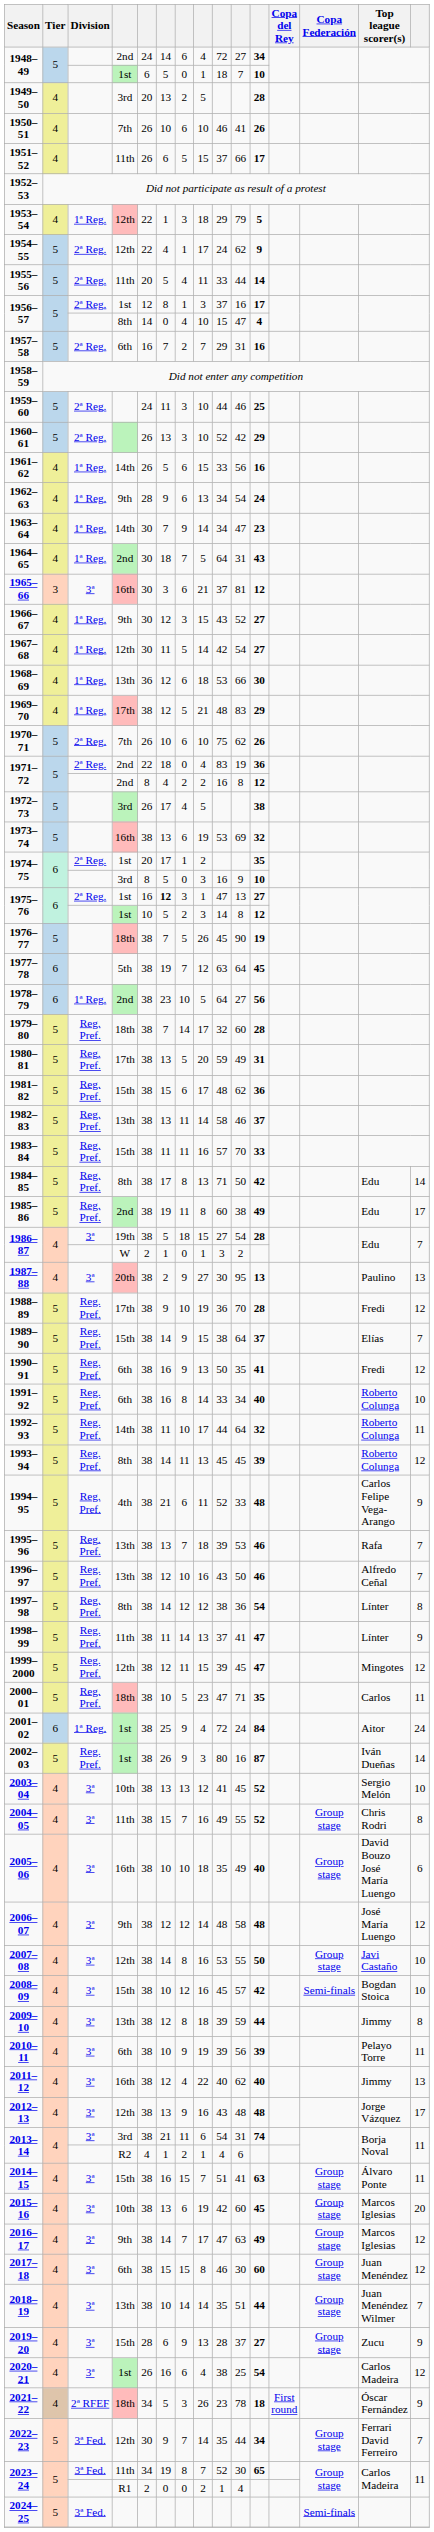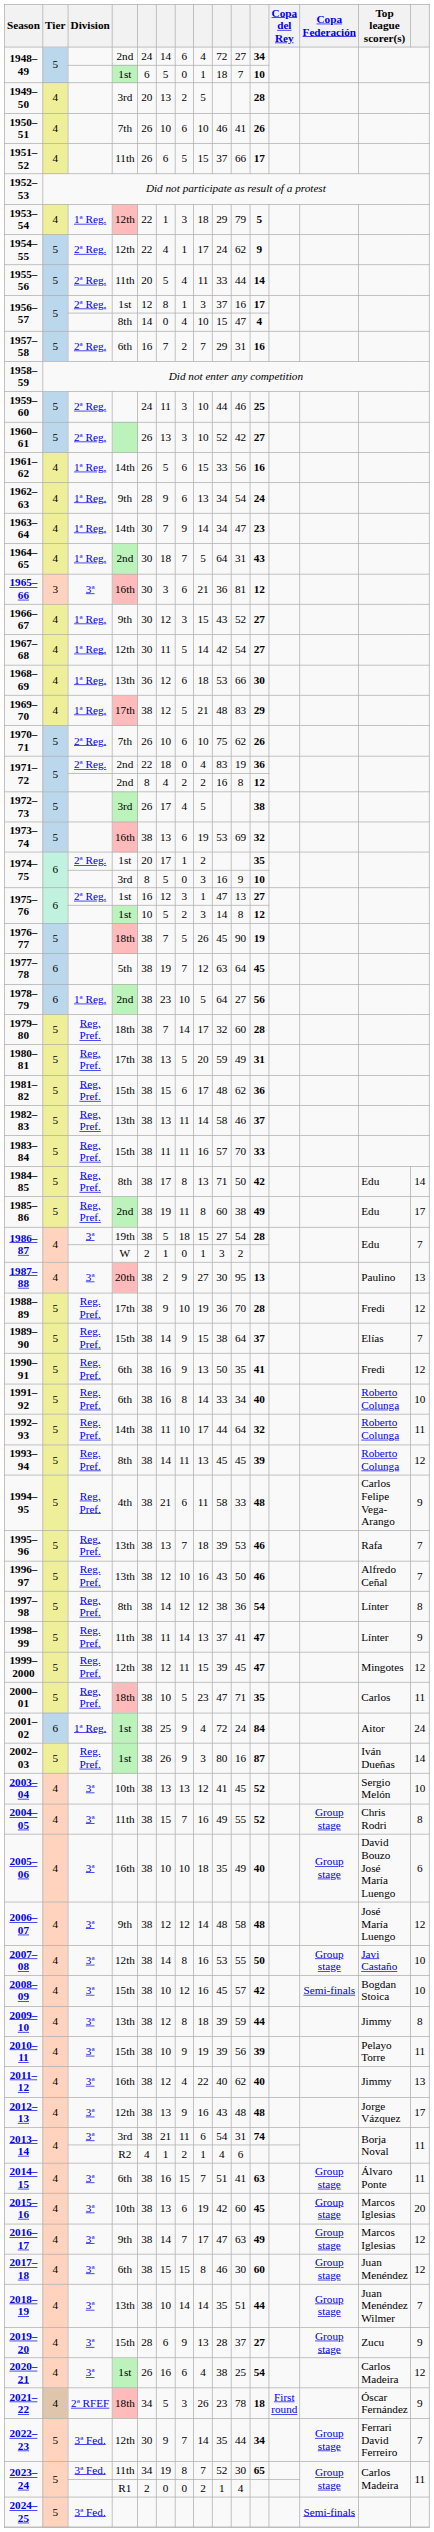(259, 437) 29 -> (259, 437) 27
(222, 589) 37 -> (222, 589) 36
(166, 896) bold -> (166, 896) normal
(222, 1502) 52 -> (222, 1502) 58
(125, 2051) 6th -> (125, 2051) 15th
(125, 2178) 15th -> (125, 2178) 6th
